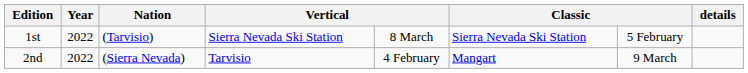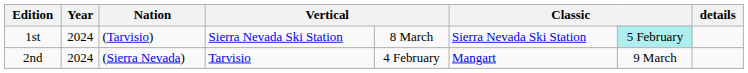(80, 36) 2022 -> (80, 36) 2024
(655, 36) no background -> (655, 36) paleturquoise background
(80, 58) 2022 -> (80, 58) 2024
